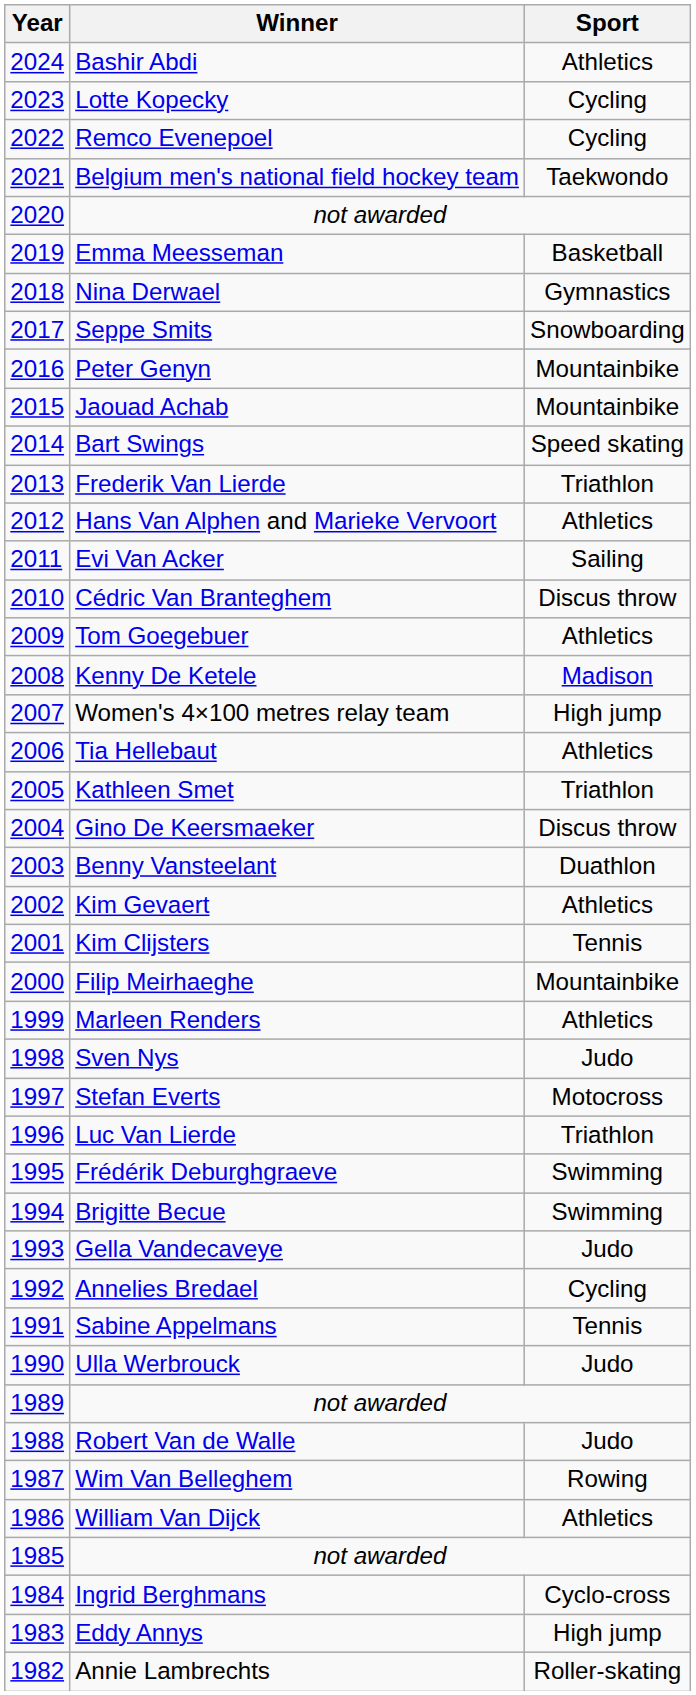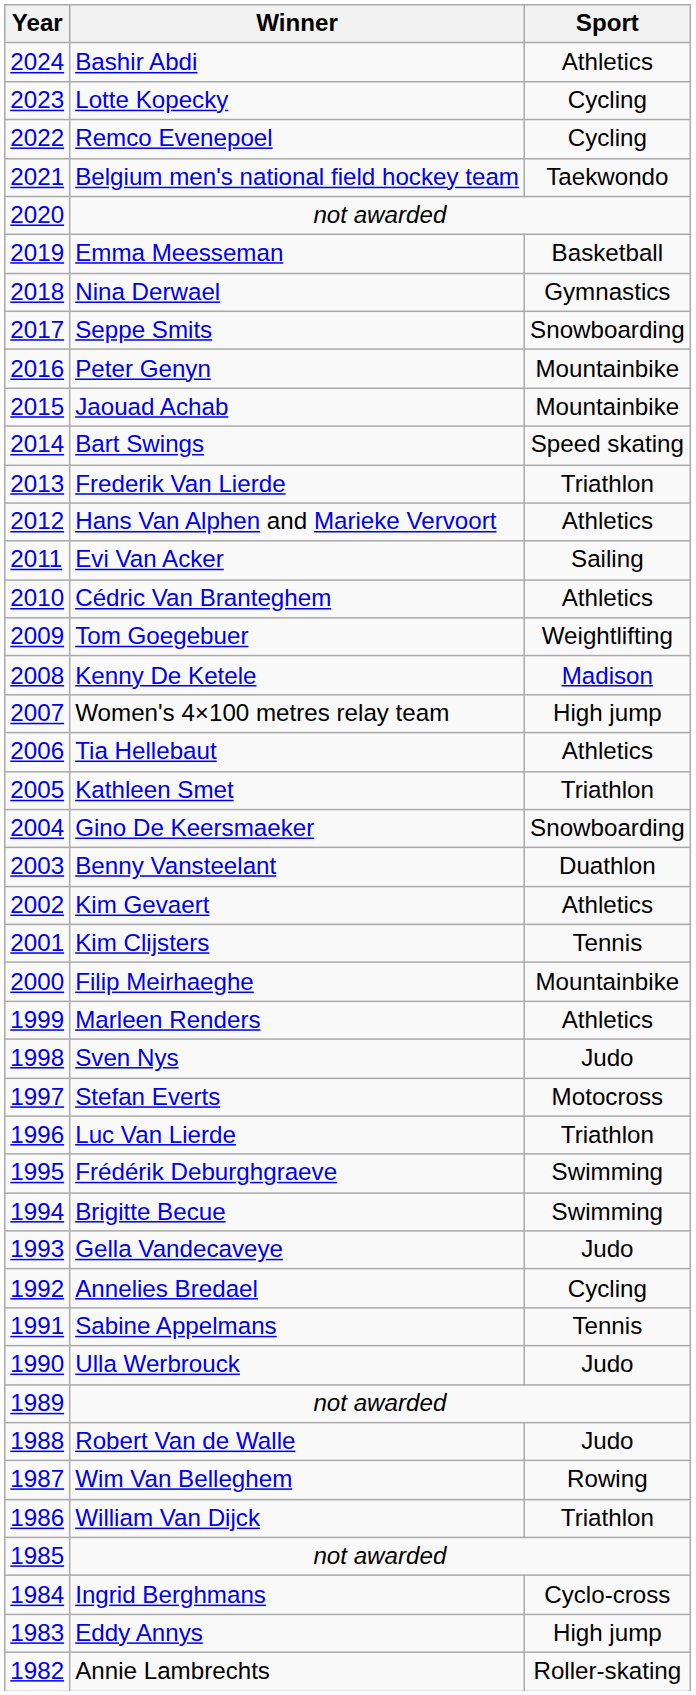(607, 598) Discus throw -> (607, 598) Athletics
(607, 636) Athletics -> (607, 636) Weightlifting
(607, 828) Discus throw -> (607, 828) Snowboarding
(607, 1517) Athletics -> (607, 1517) Triathlon
